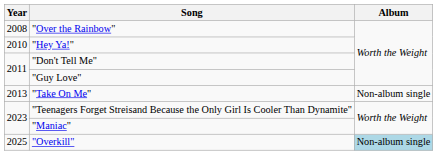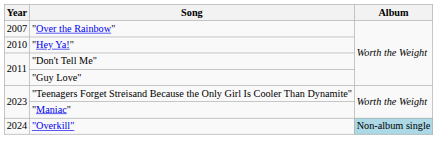(17, 28) 2008 -> (17, 28) 2007
- row: (62, 93)
(17, 142) 2025 -> (17, 126) 2024
